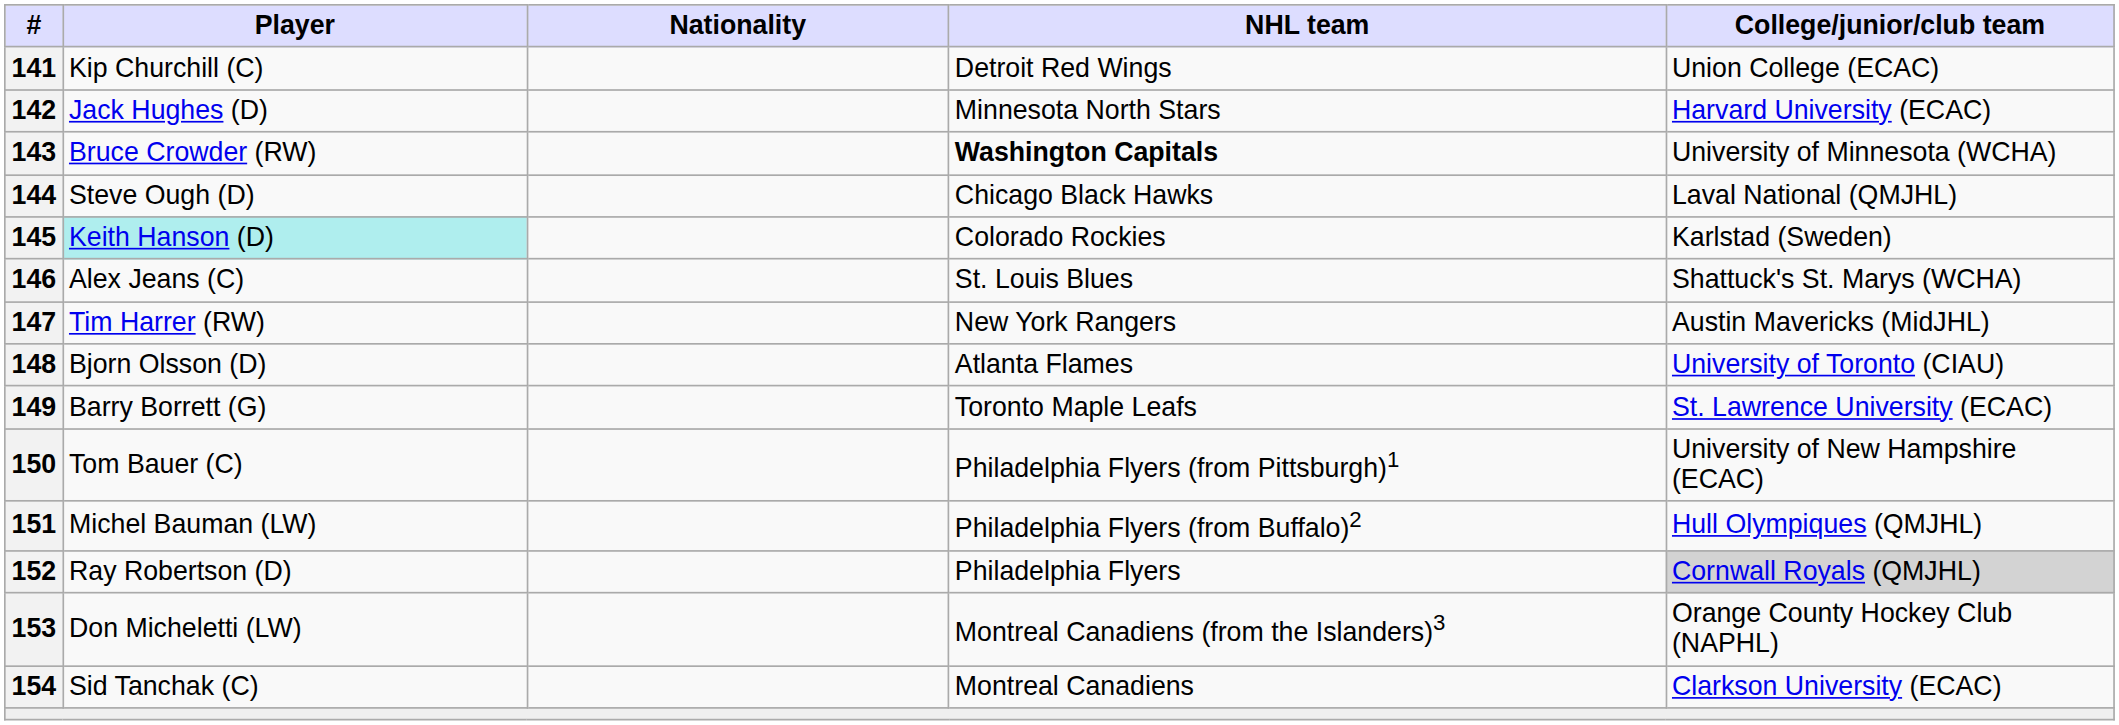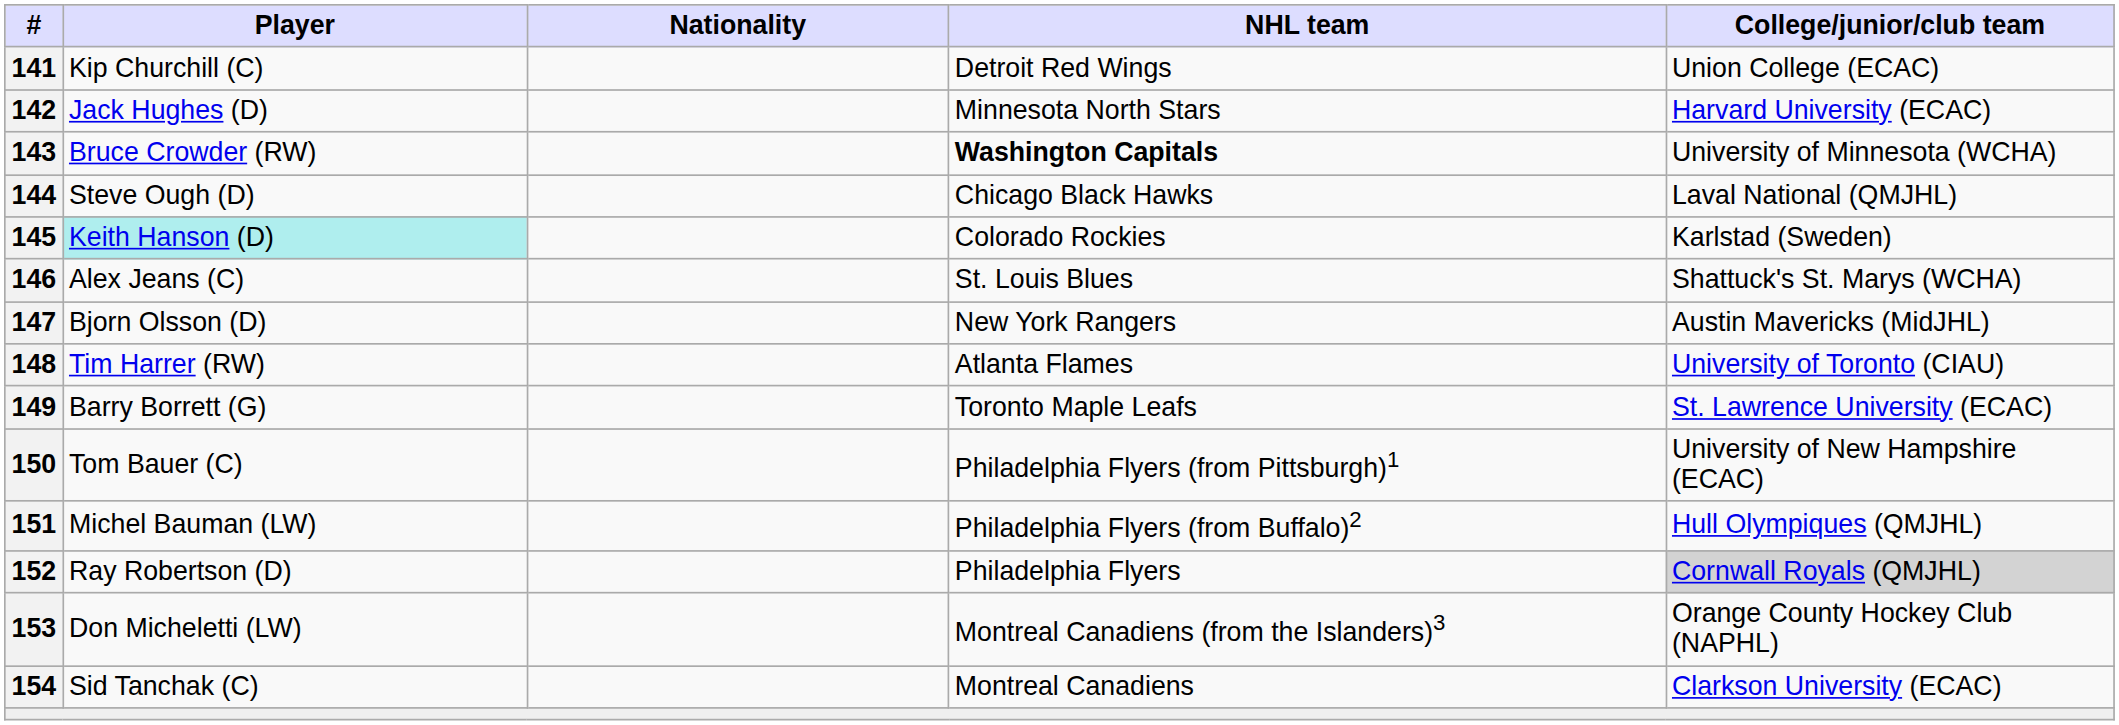(167, 322) Tim Harrer (RW) -> (168, 322) Bjorn Olsson (D)
(168, 364) Bjorn Olsson (D) -> (167, 364) Tim Harrer (RW)
